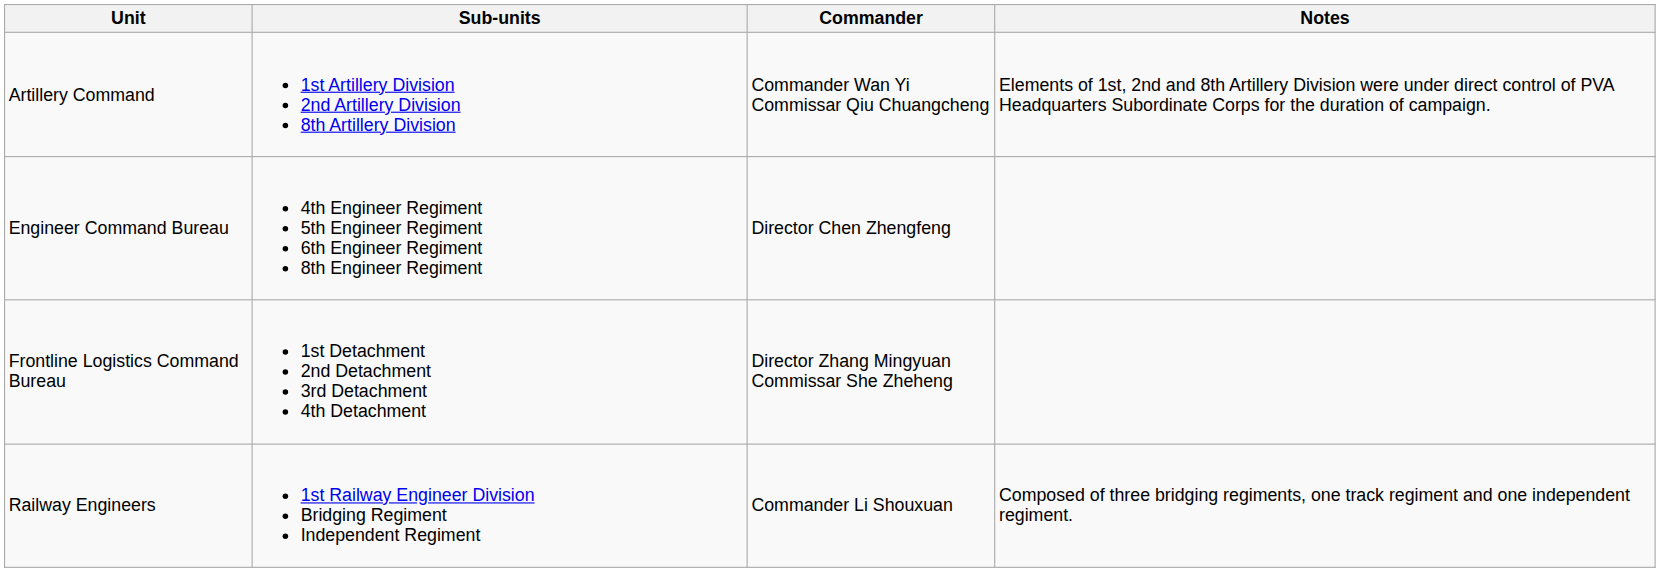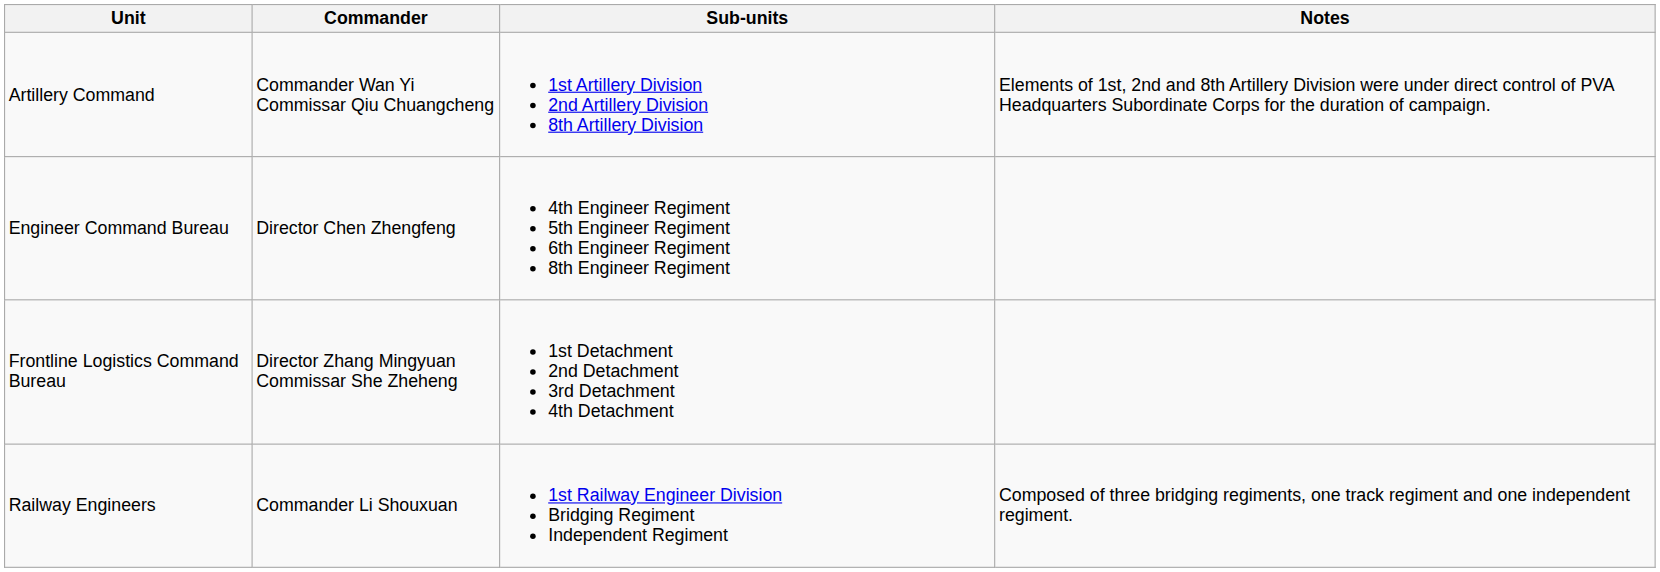columns swapped: (871, 18) <-> (500, 18)
